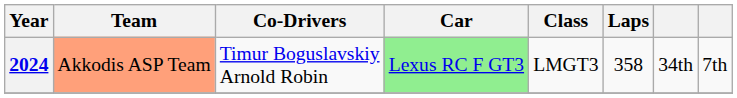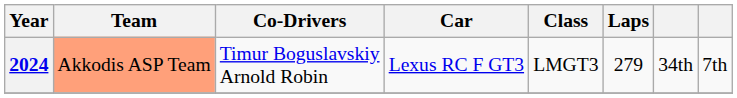(456, 64) lightgreen background -> (456, 64) no background
(628, 64) 358 -> (628, 64) 279
